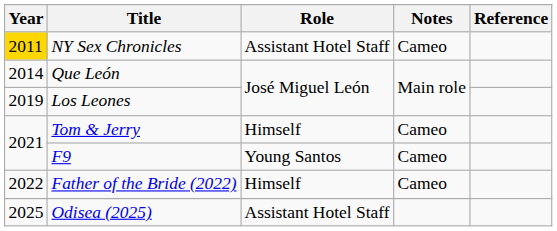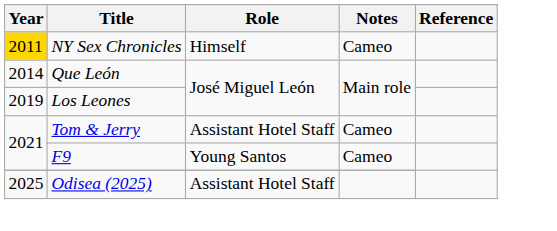(317, 45) Assistant Hotel Staff -> (218, 45) Himself
(273, 128) Himself -> (262, 128) Assistant Hotel Staff
- row: (144, 184)
